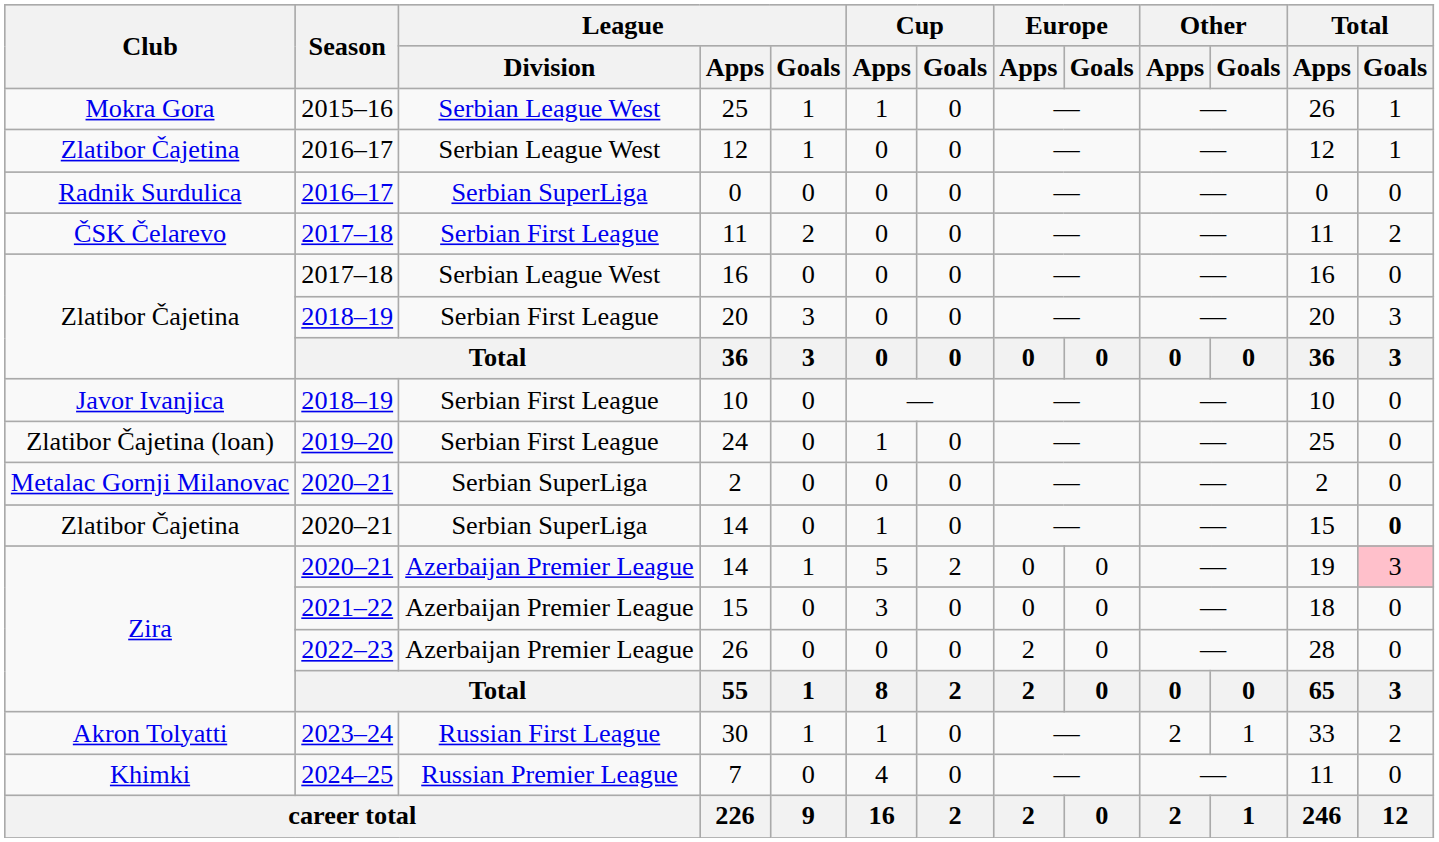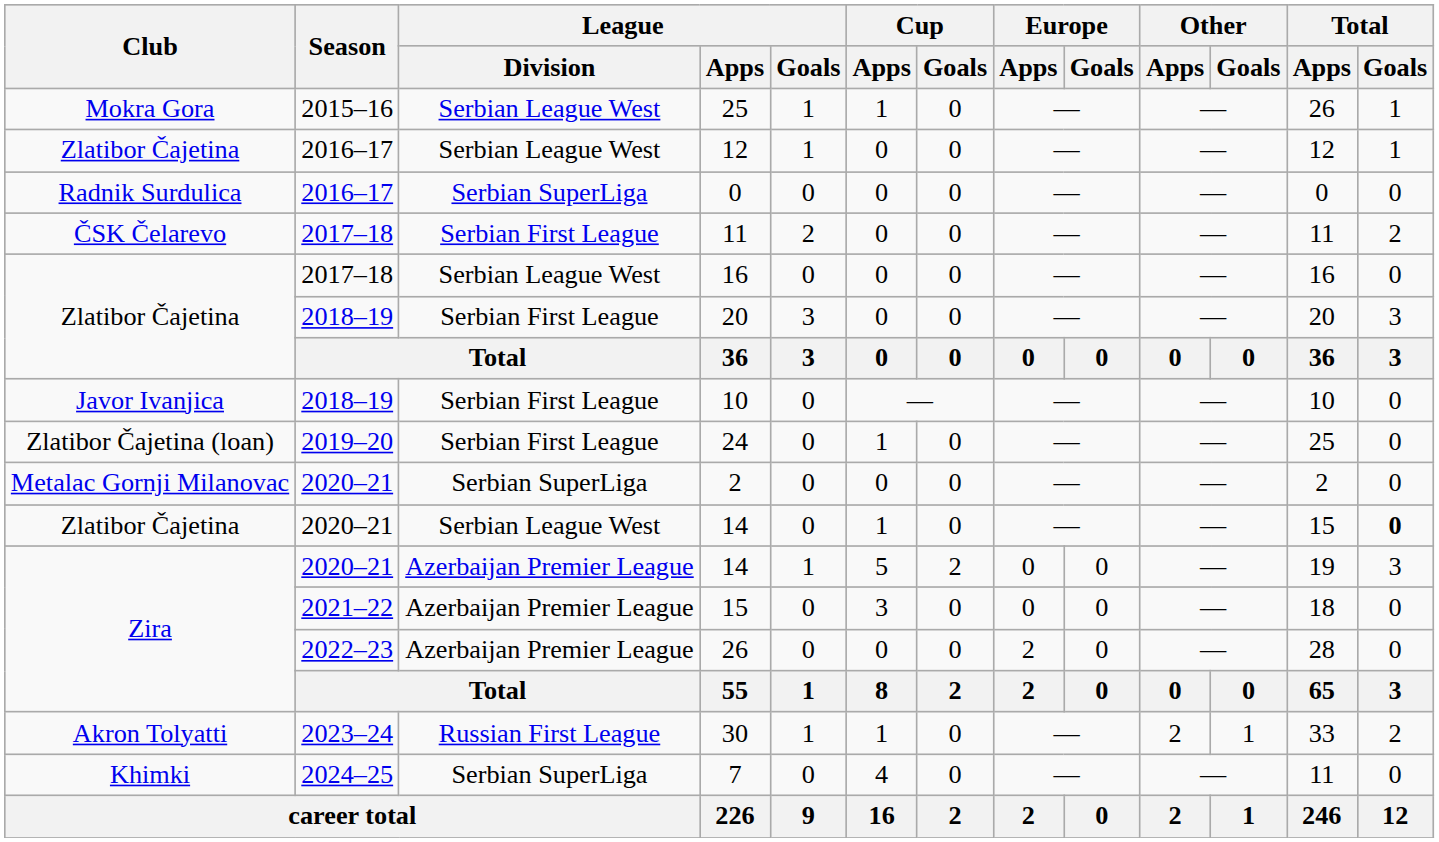(549, 524) Serbian SuperLiga -> (549, 524) Serbian League West
(1395, 566) pink background -> (1395, 566) no background
(549, 774) Russian Premier League -> (549, 774) Serbian SuperLiga
